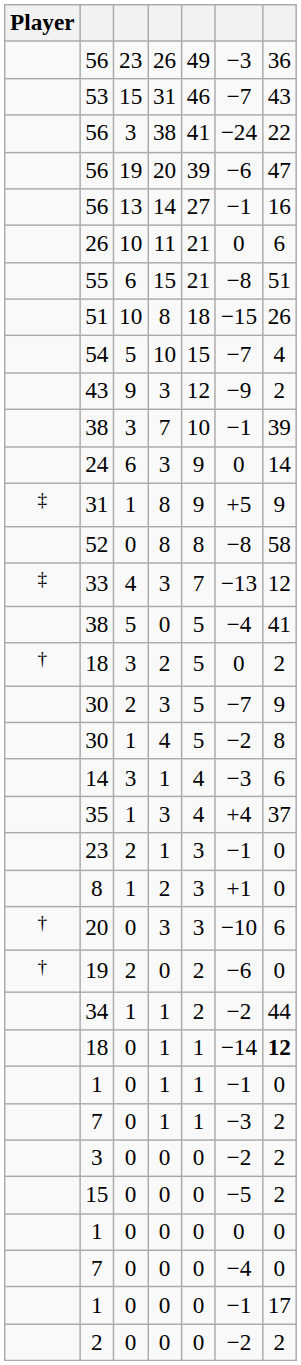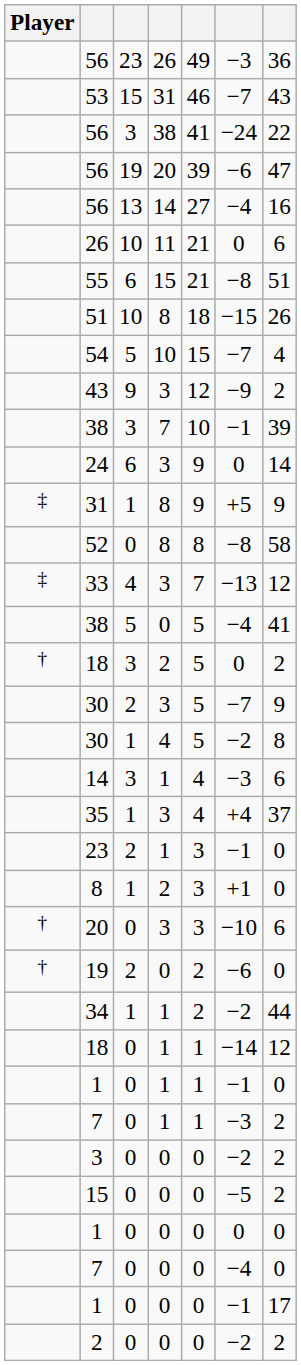(239, 206) −1 -> (239, 206) −4
(279, 1047) bold -> (279, 1047) normal
